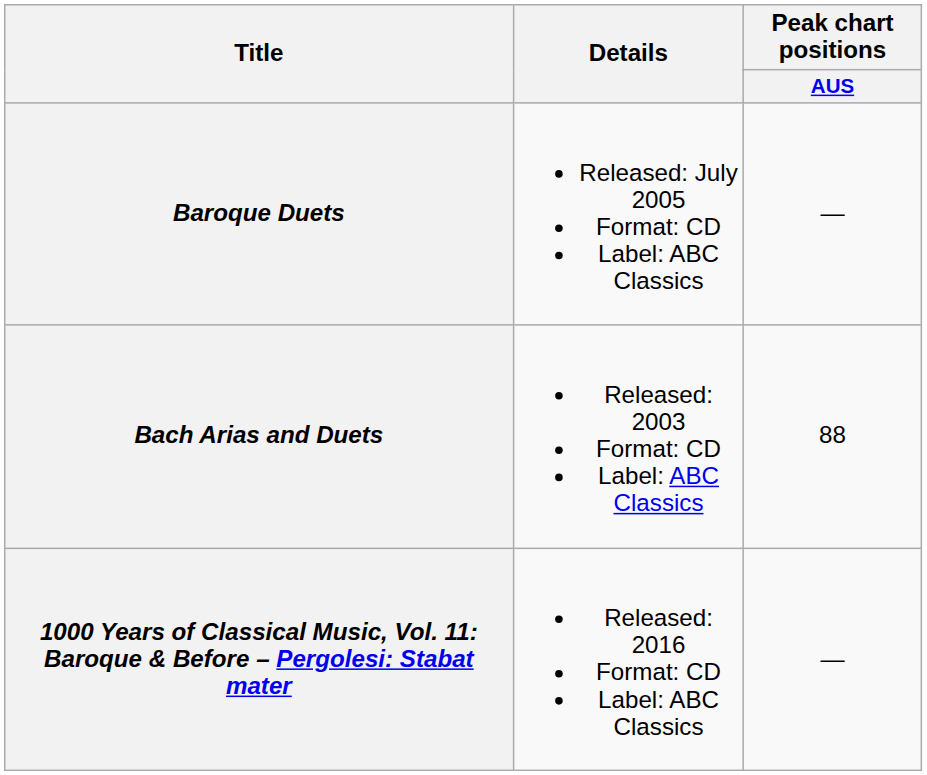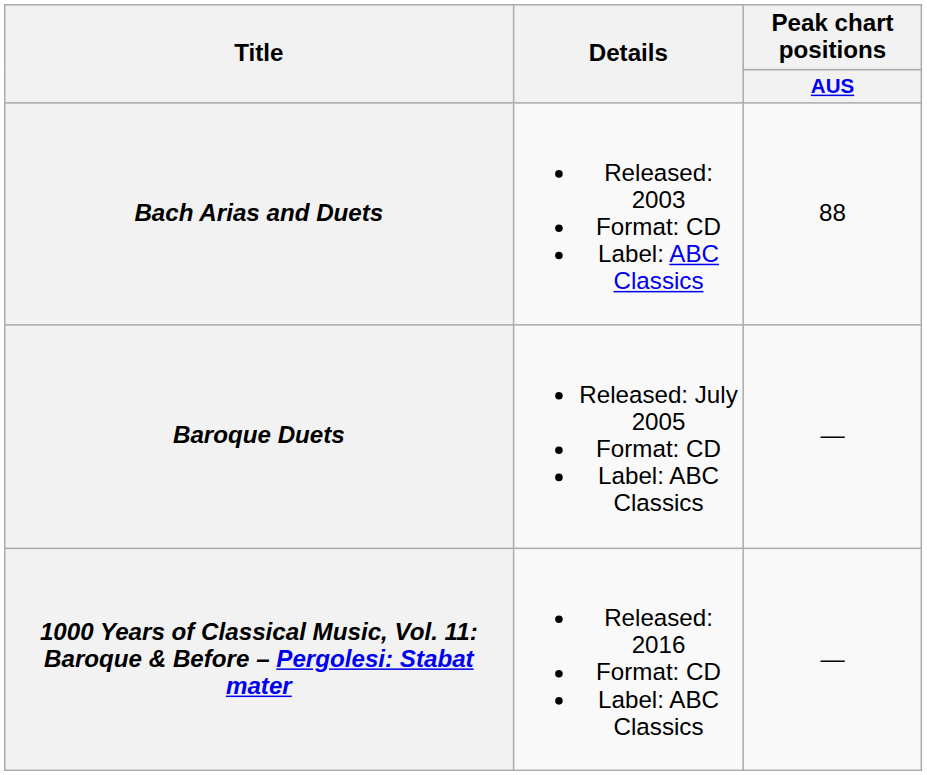rows swapped: (259, 436) <-> (259, 213)
